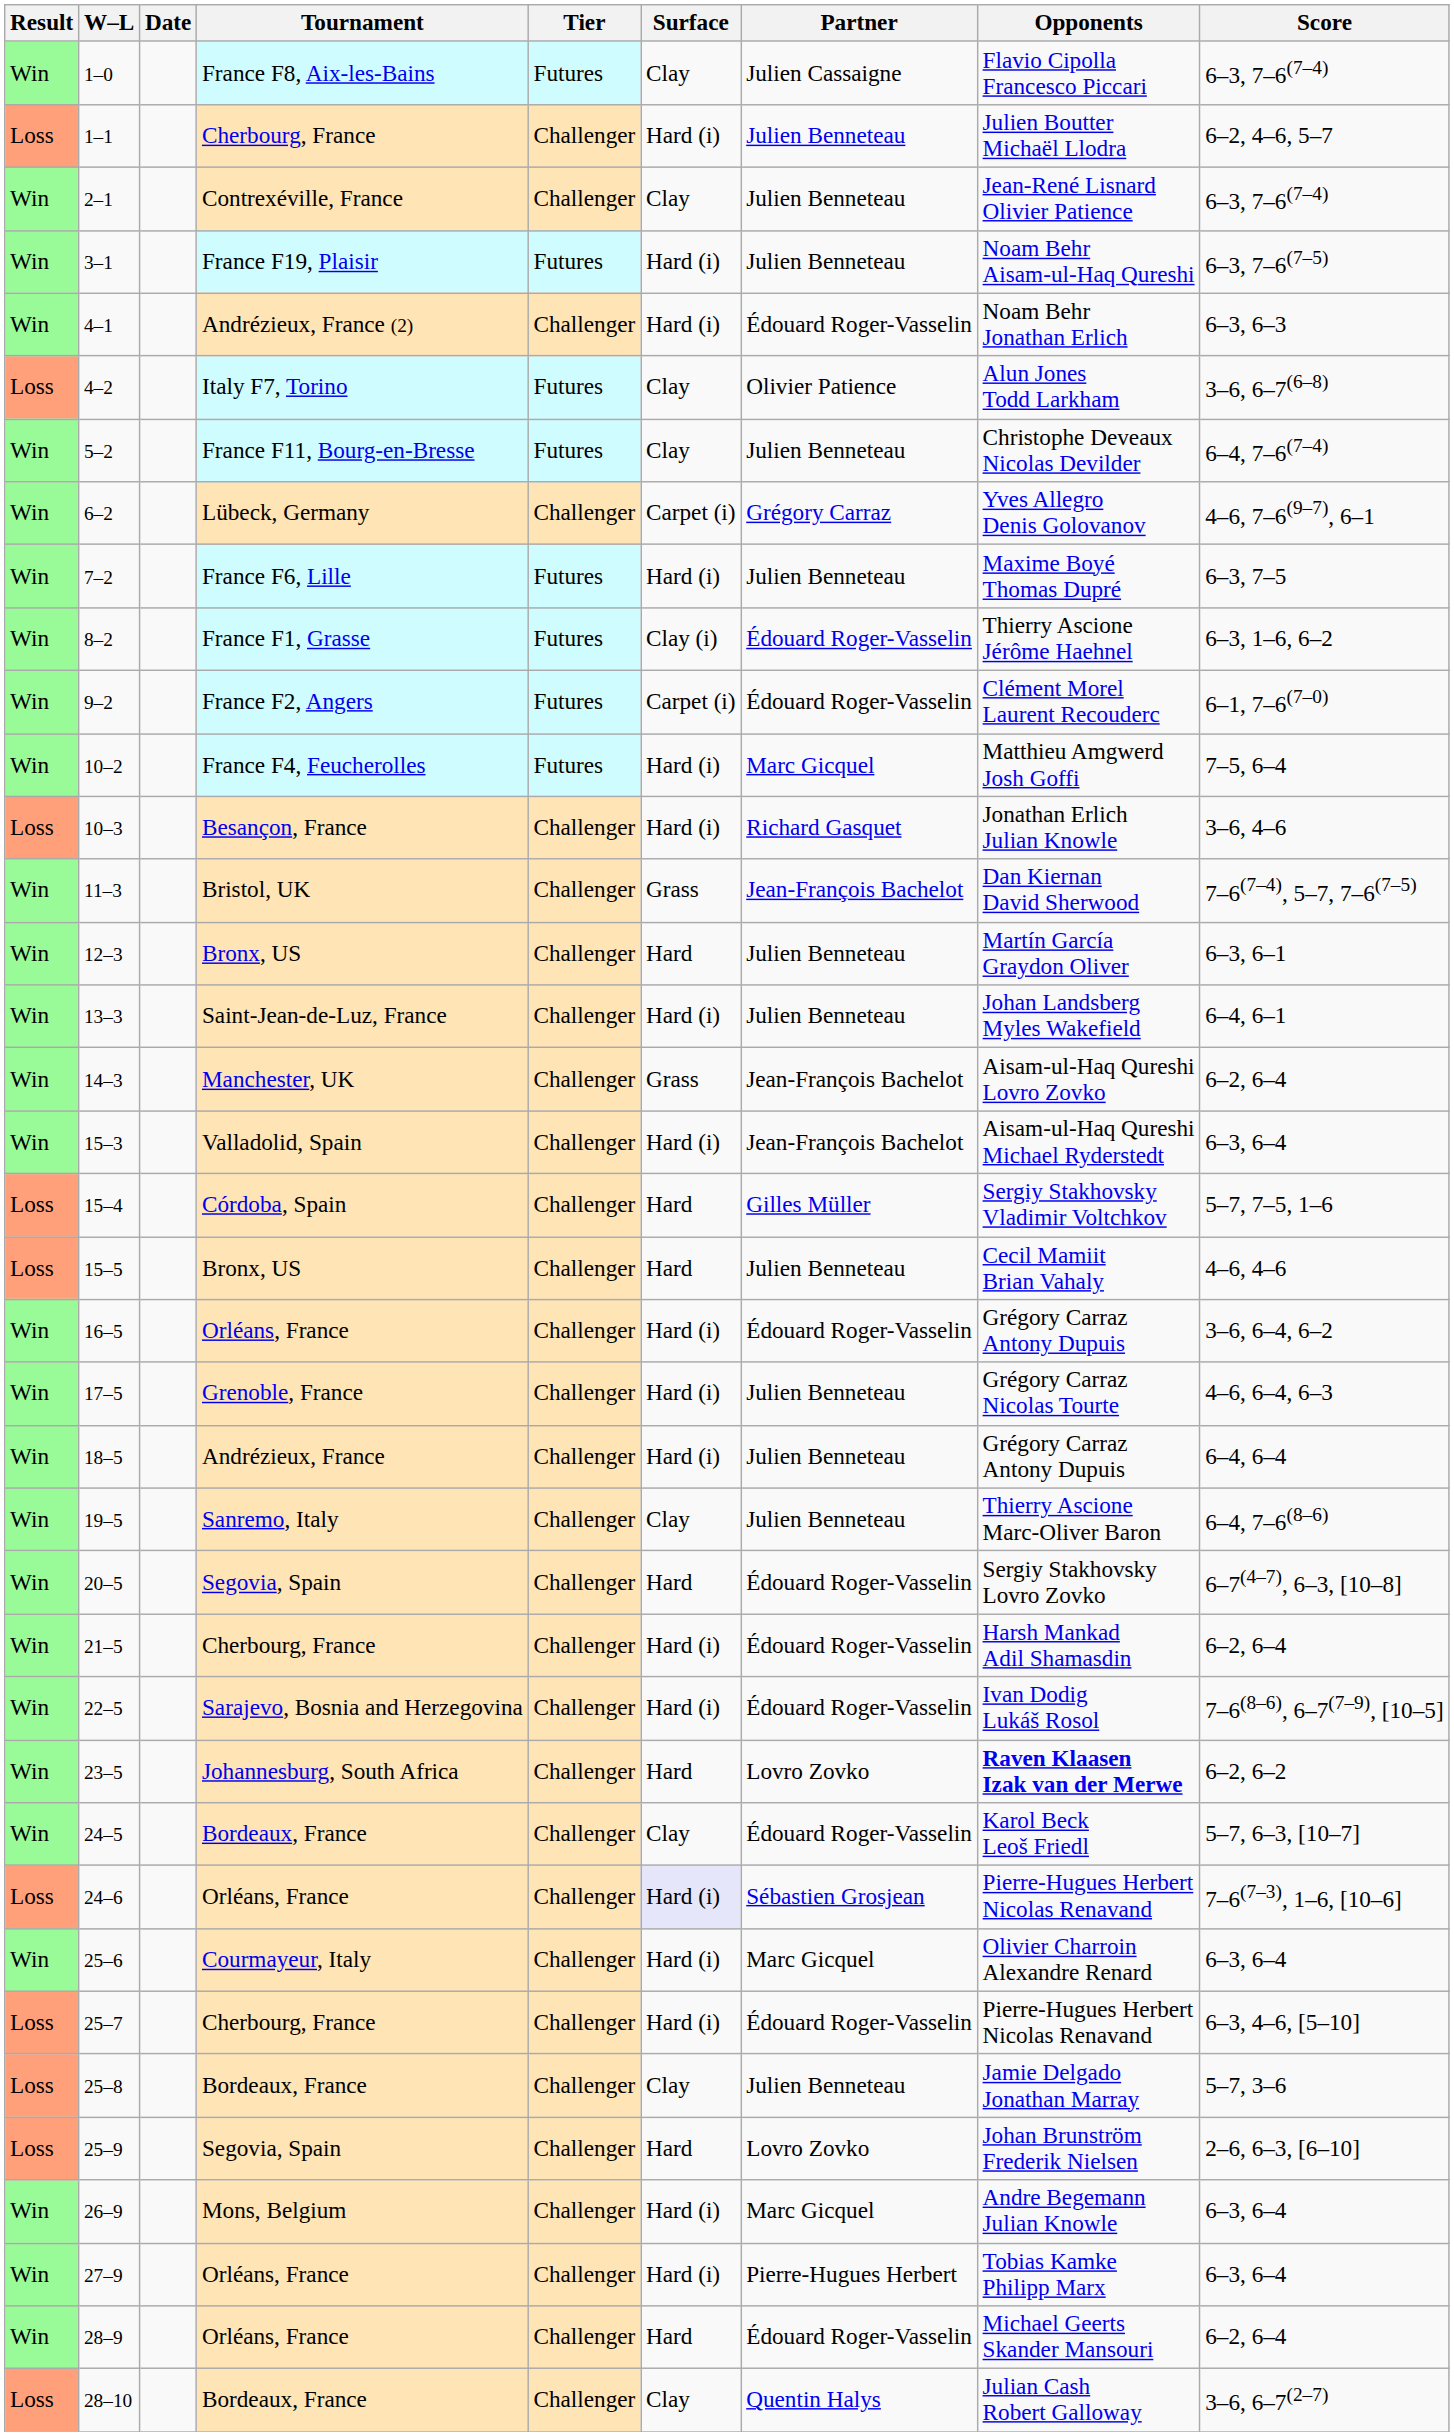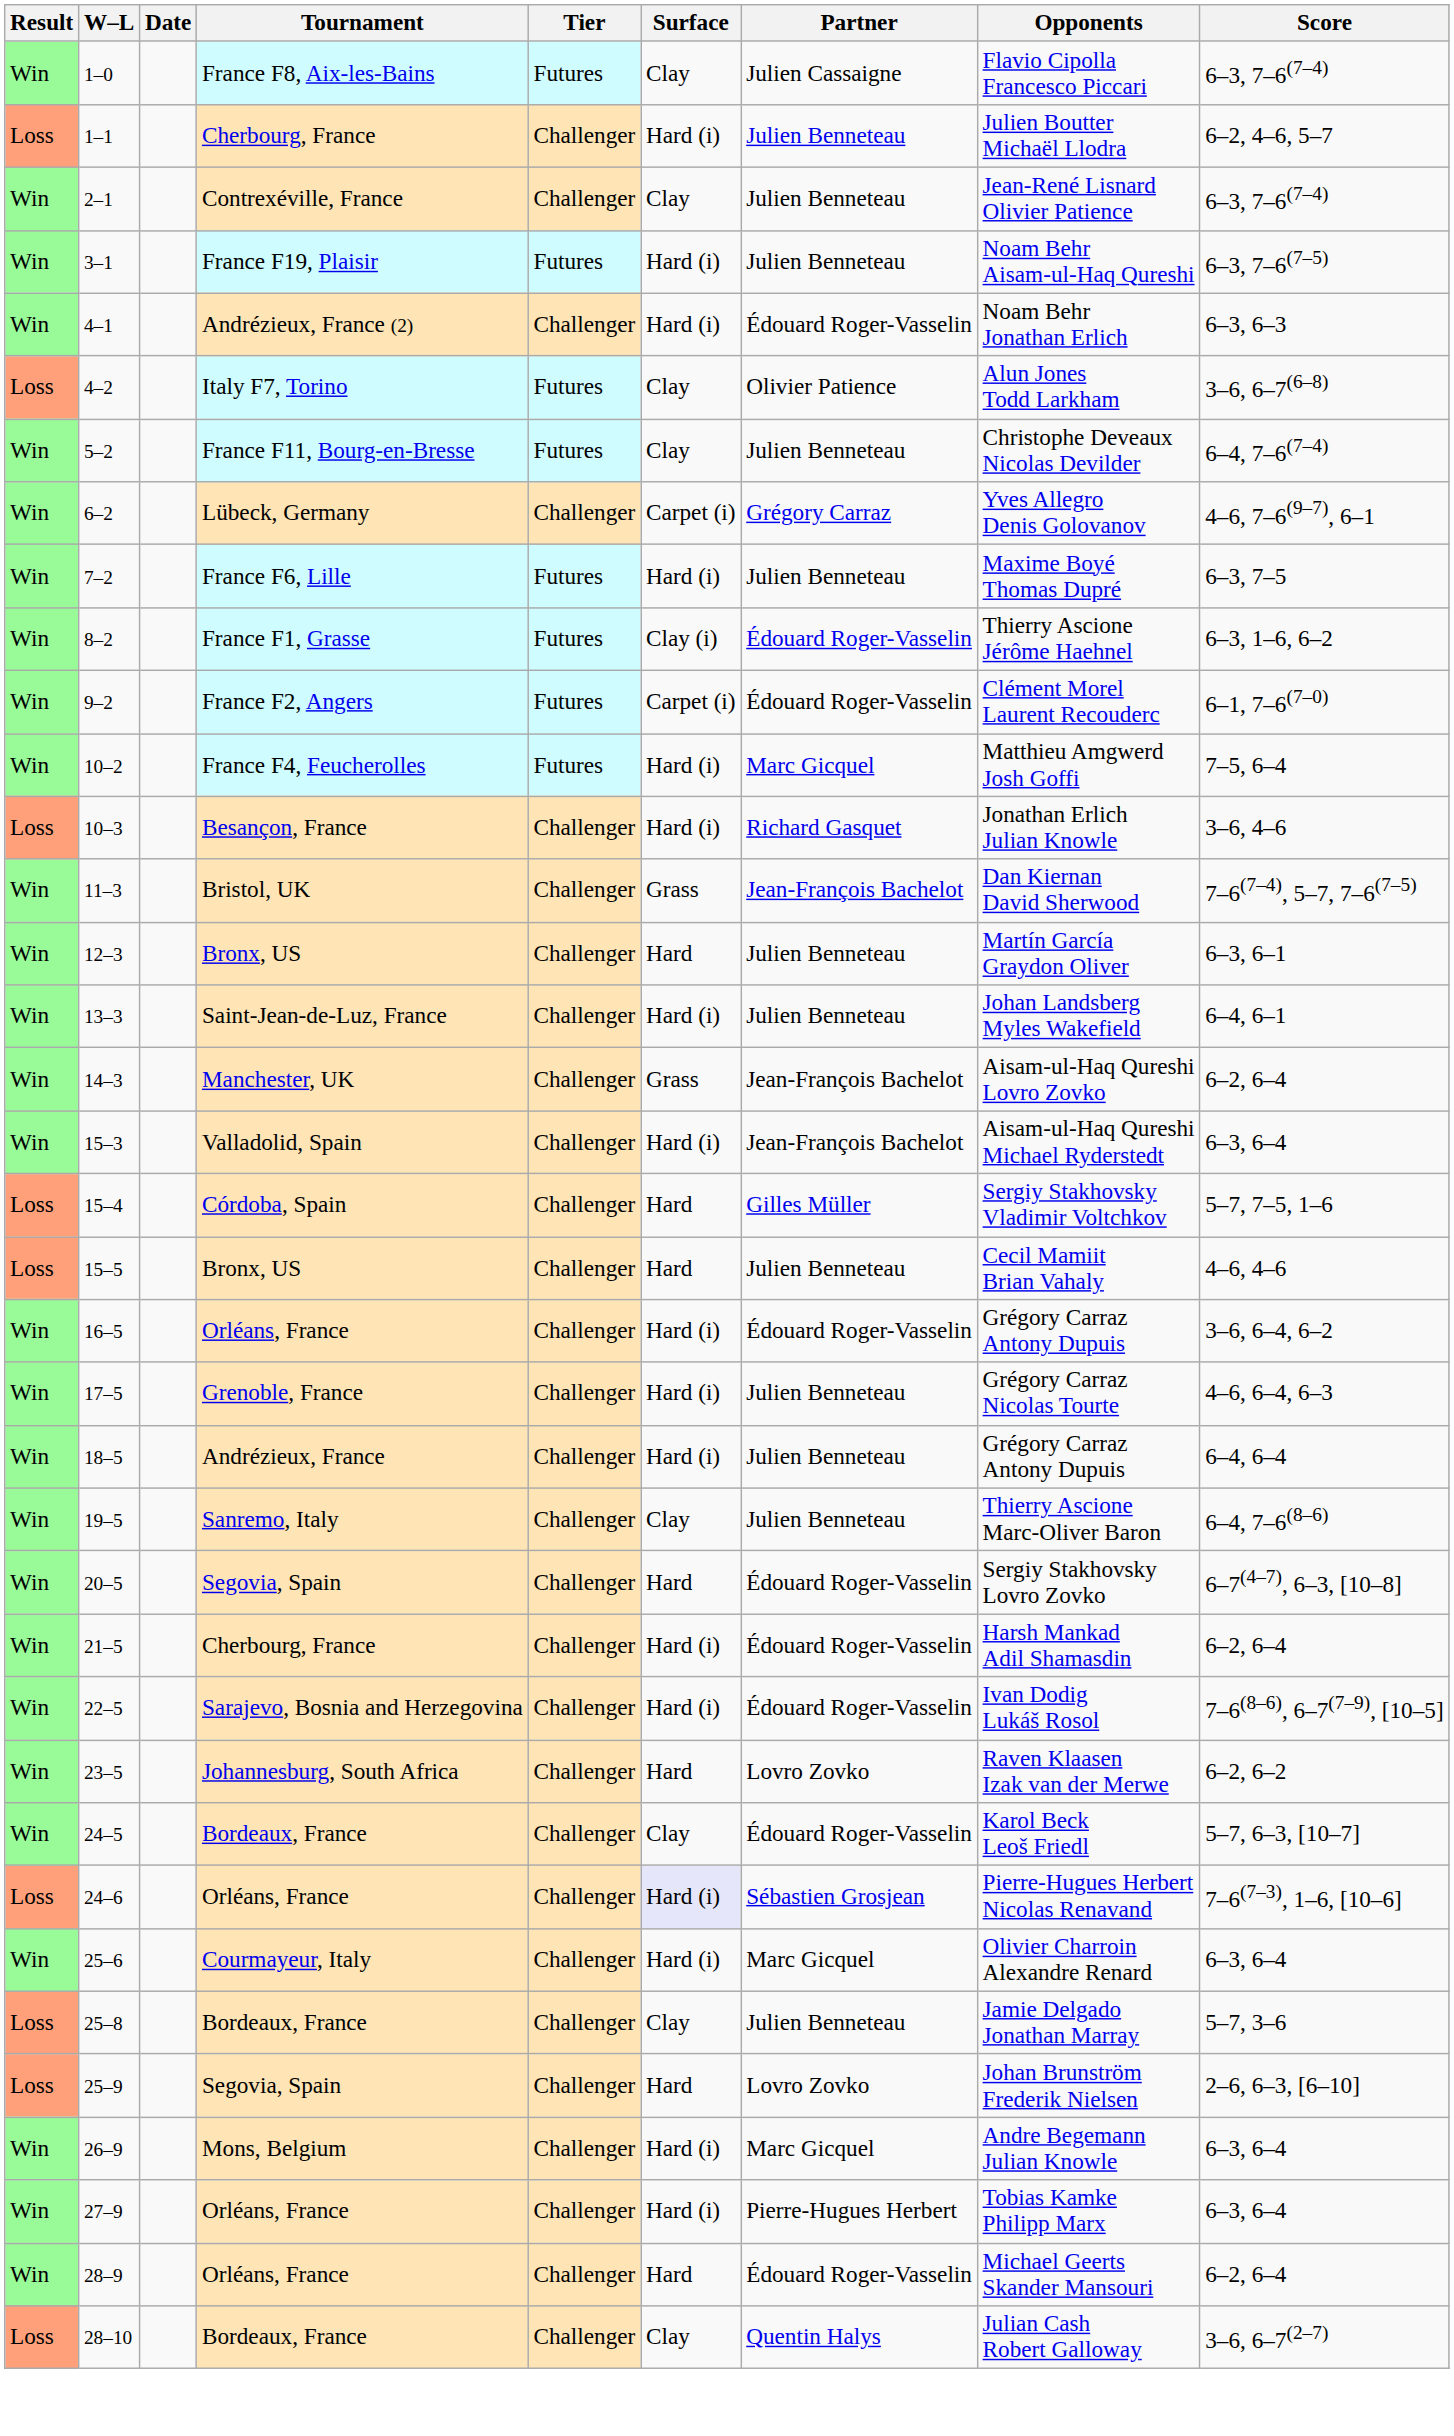(1083, 1770) bold -> (1076, 1770) normal
- row: (103, 2023)
